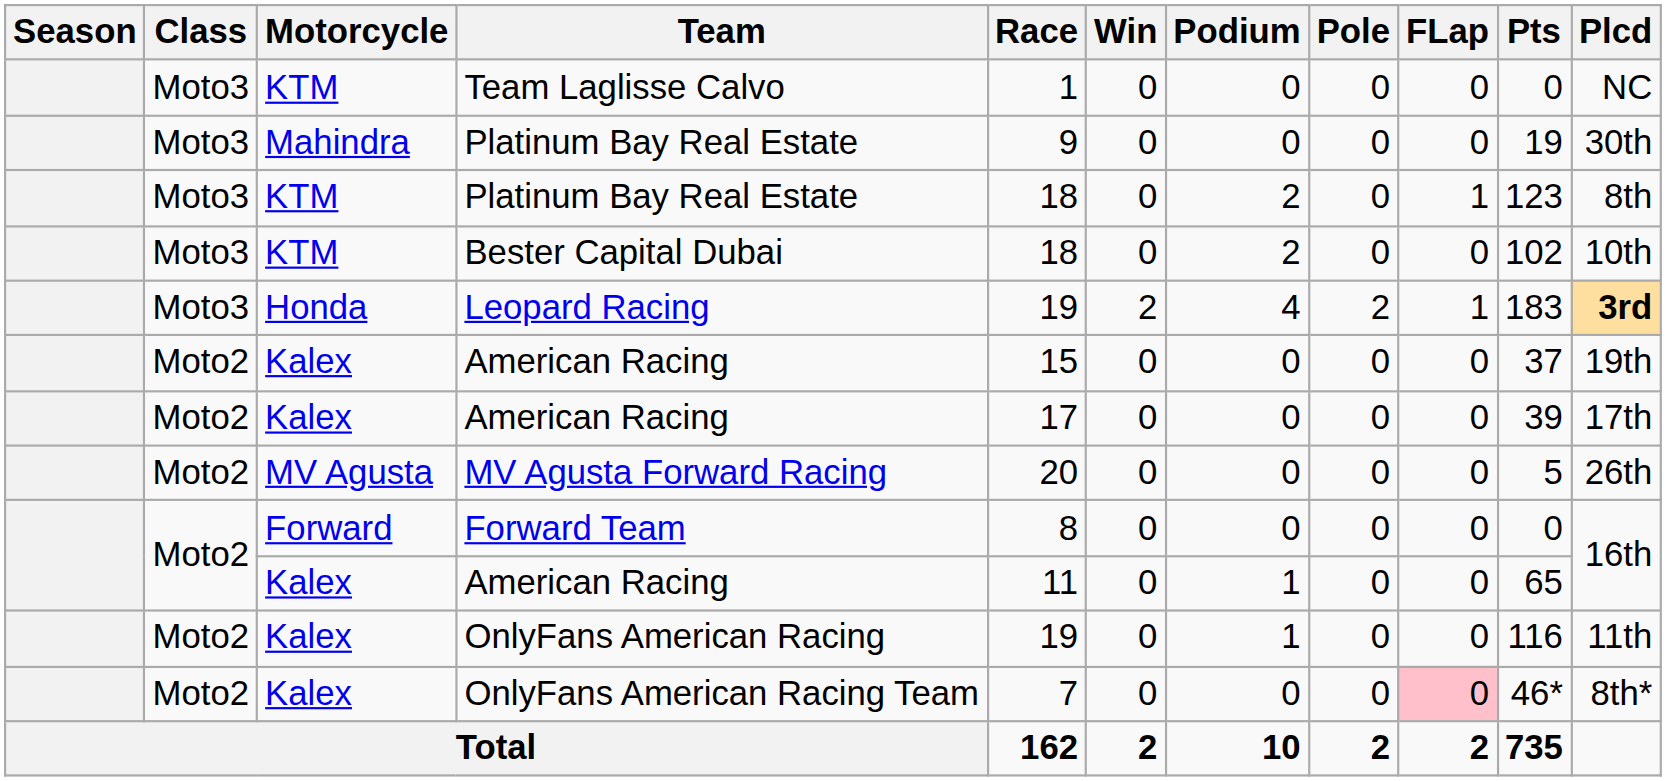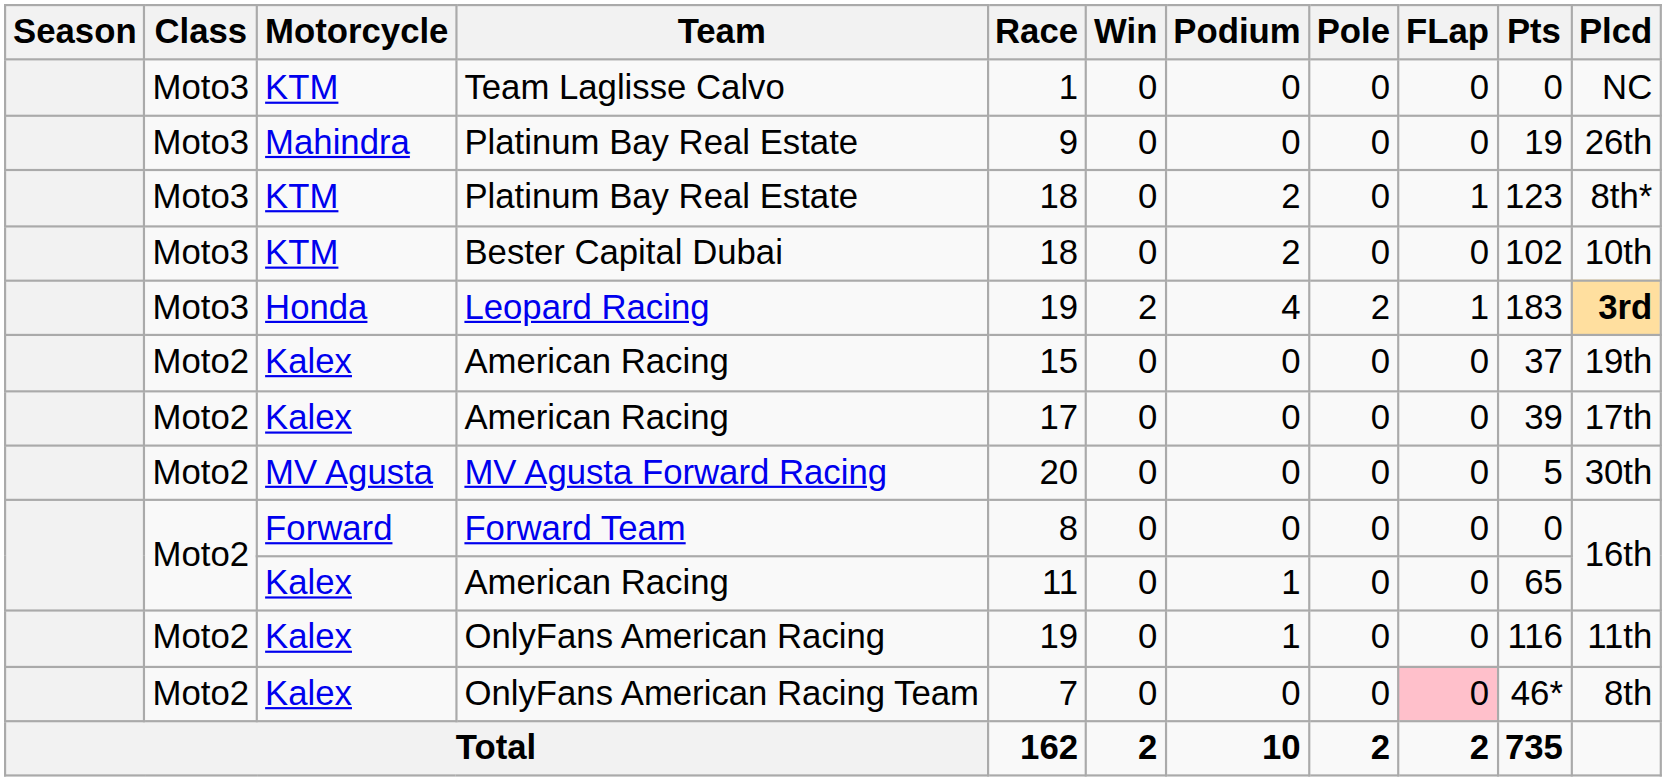(1618, 142) 30th -> (1618, 142) 26th
(1628, 197) 8th -> (1621, 197) 8th*
(1618, 472) 26th -> (1618, 472) 30th
(1621, 692) 8th* -> (1628, 692) 8th
